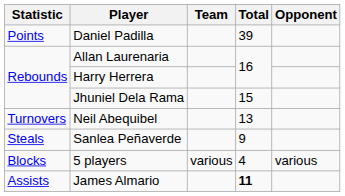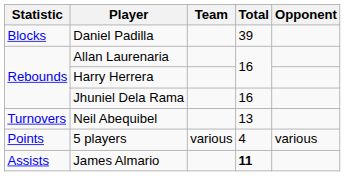(26, 35) Points -> (27, 35) Blocks
(246, 98) 15 -> (246, 98) 16
- row: (127, 139)
(27, 160) Blocks -> (26, 139) Points
